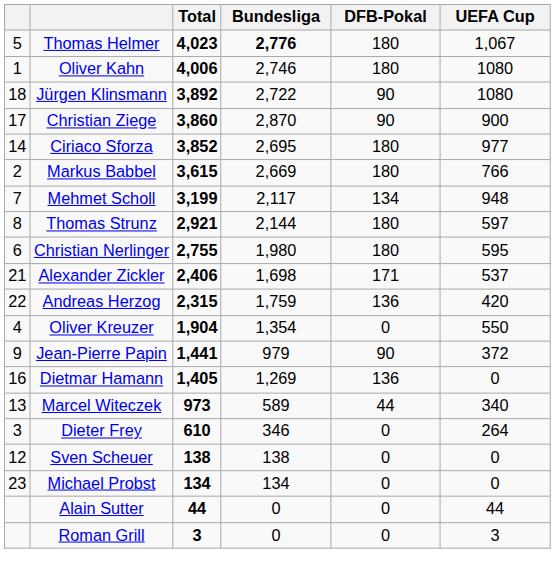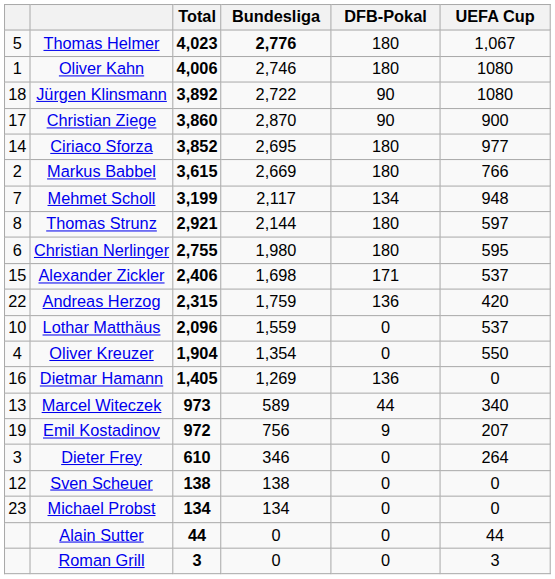(17, 276) 21 -> (17, 276) 15
+ row: (102, 328)
- row: (102, 353)
+ row: (102, 431)
